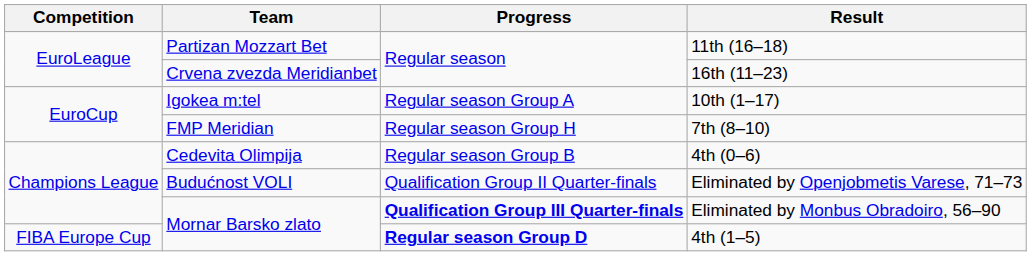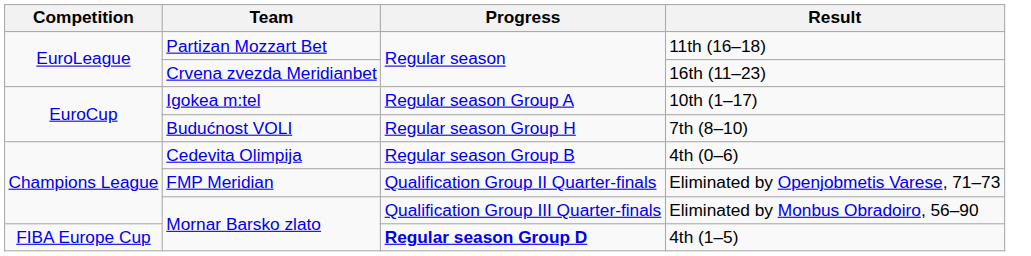(220, 127) FMP Meridian -> (229, 127) Budućnost VOLI
(229, 182) Budućnost VOLI -> (220, 182) FMP Meridian
(534, 210) bold -> (523, 210) normal
